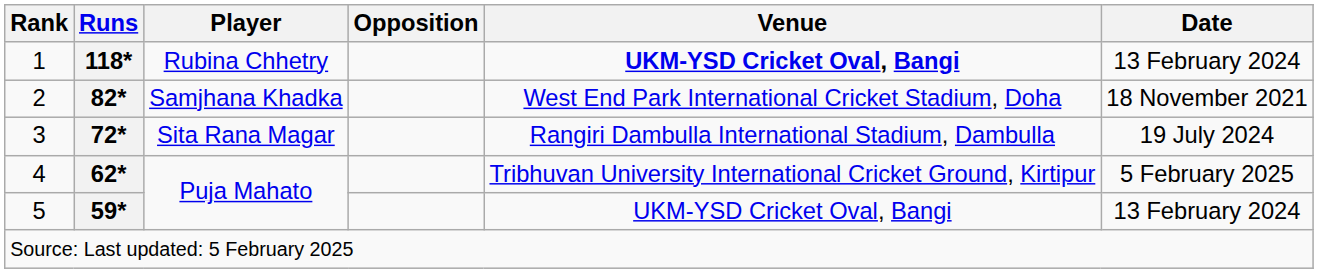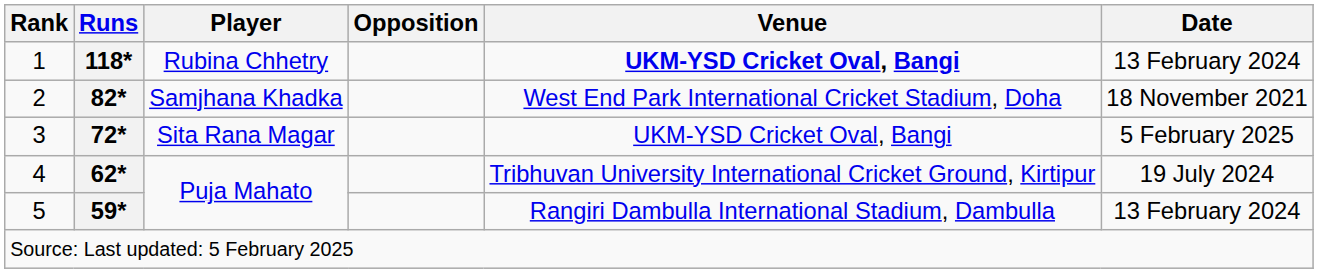(792, 135) Rangiri Dambulla International Stadium, Dambulla -> (792, 135) UKM-YSD Cricket Oval, Bangi
(1207, 135) 19 July 2024 -> (1207, 135) 5 February 2025
(1207, 173) 5 February 2025 -> (1207, 173) 19 July 2024
(792, 211) UKM-YSD Cricket Oval, Bangi -> (792, 211) Rangiri Dambulla International Stadium, Dambulla
